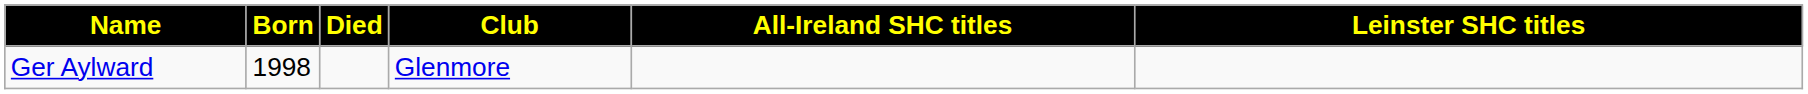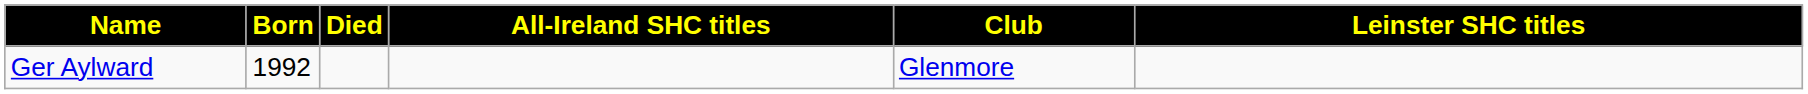columns swapped: (510, 25) <-> (883, 25)
(282, 66) 1998 -> (282, 66) 1992
